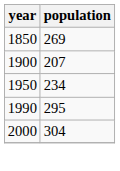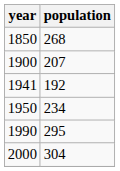(55, 39) 269 -> (55, 39) 268
+ row: (22, 85)
